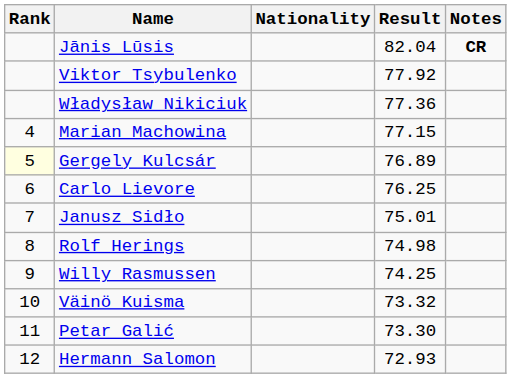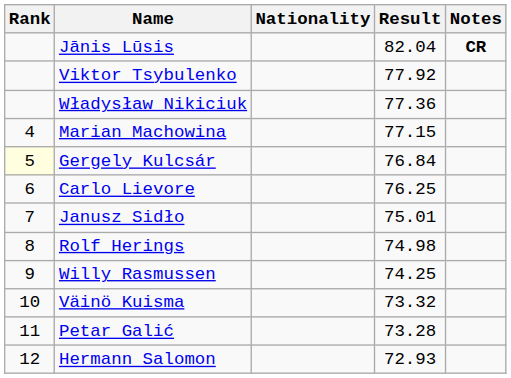(410, 161) 76.89 -> (410, 161) 76.84
(410, 331) 73.30 -> (410, 331) 73.28
